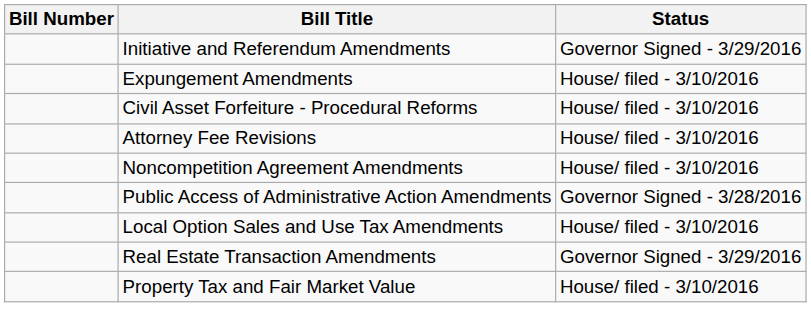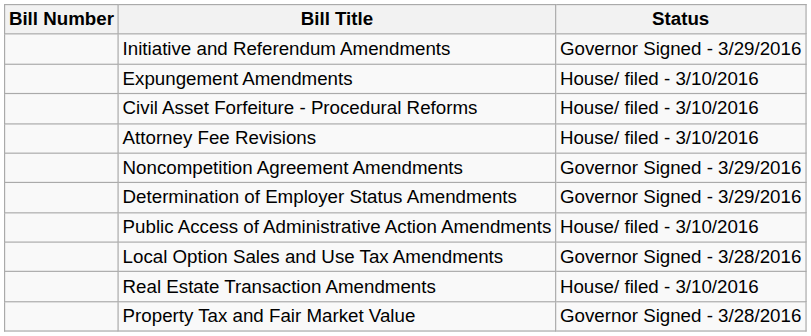(659, 167) House/ filed - 3/10/2016 -> (681, 167) Governor Signed - 3/29/2016
+ row: (320, 197)
(681, 197) Governor Signed - 3/28/2016 -> (659, 227) House/ filed - 3/10/2016
(659, 227) House/ filed - 3/10/2016 -> (681, 256) Governor Signed - 3/28/2016
(681, 256) Governor Signed - 3/29/2016 -> (659, 286) House/ filed - 3/10/2016
(659, 286) House/ filed - 3/10/2016 -> (681, 316) Governor Signed - 3/28/2016
